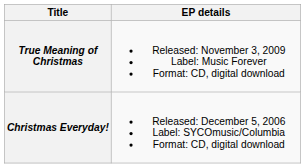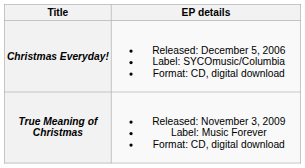rows swapped: (58, 127) <-> (58, 56)
